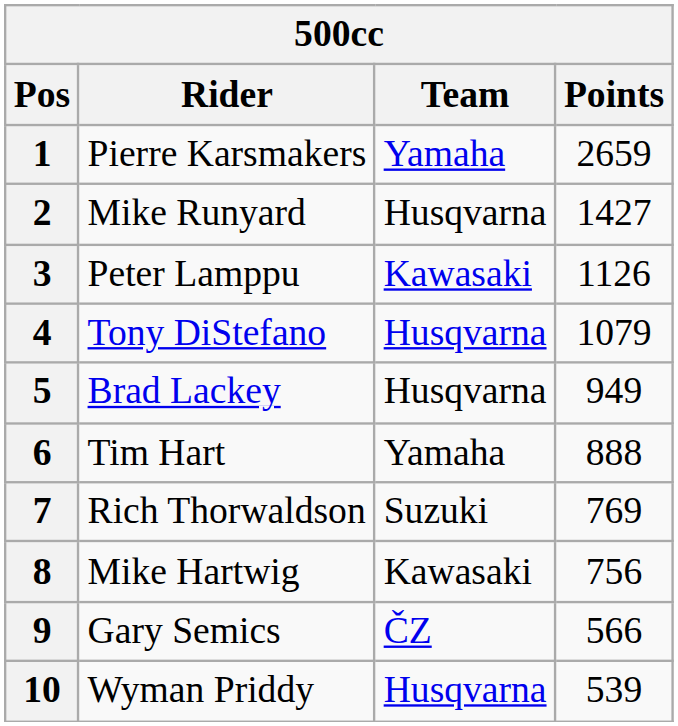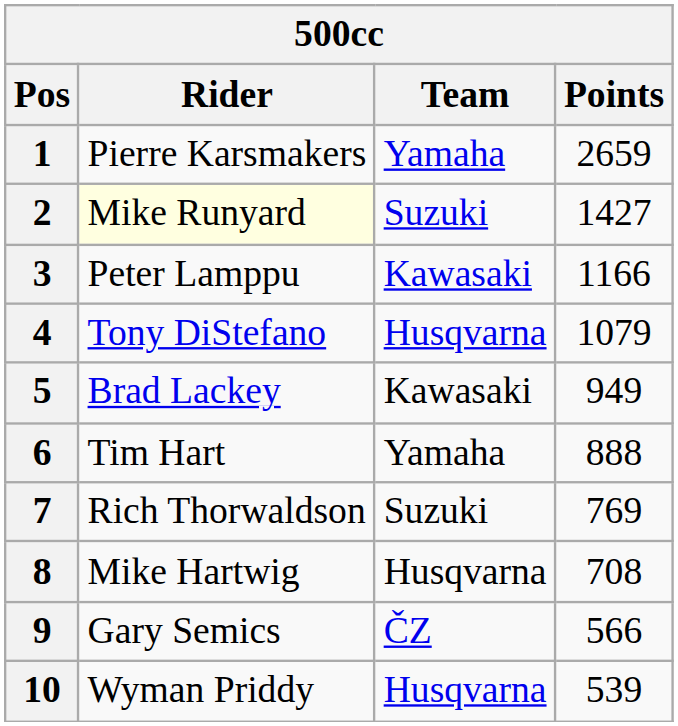(197, 213) no background -> (197, 213) lightyellow background
(465, 213) Husqvarna -> (436, 213) Suzuki
(614, 272) 1126 -> (614, 272) 1166
(465, 392) Husqvarna -> (458, 392) Kawasaki
(458, 570) Kawasaki -> (465, 570) Husqvarna
(614, 570) 756 -> (614, 570) 708
